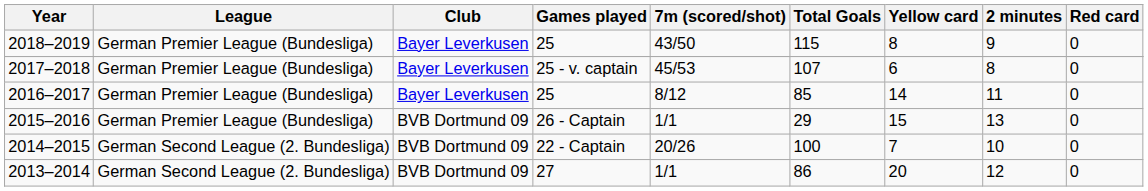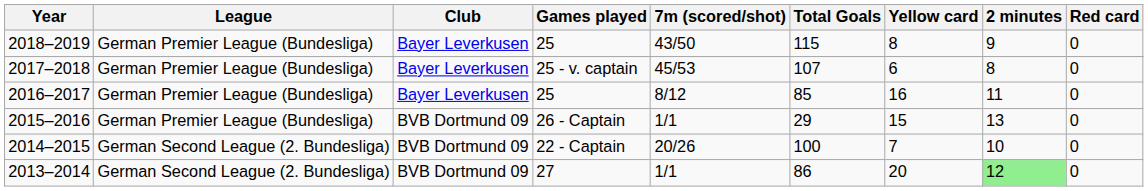(898, 95) 14 -> (898, 95) 16
(995, 172) no background -> (995, 172) lightgreen background
